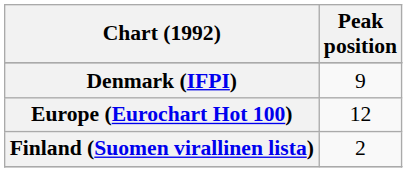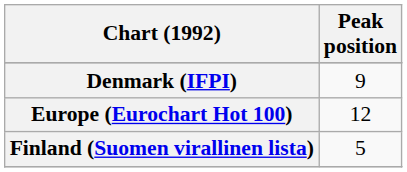(360, 148) 2 -> (360, 148) 5
